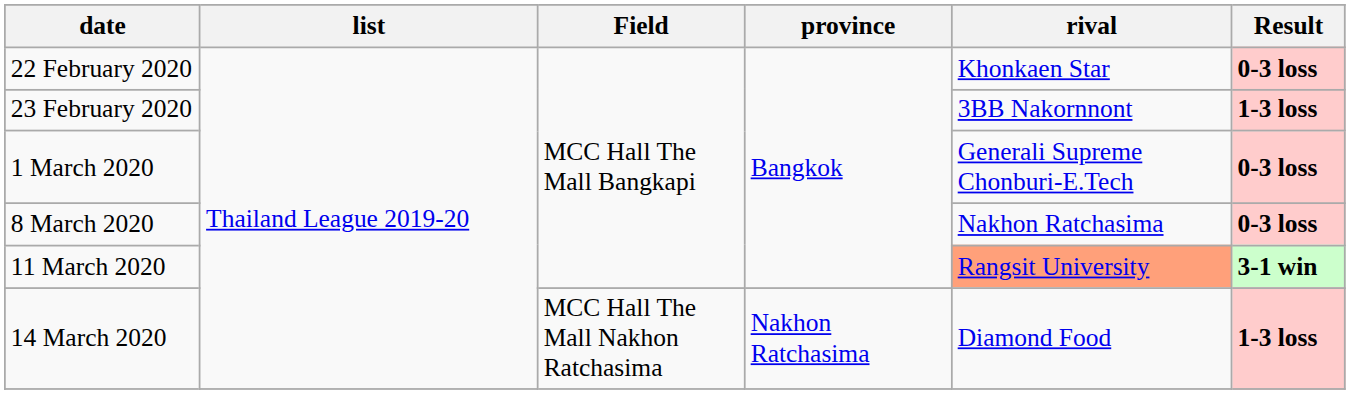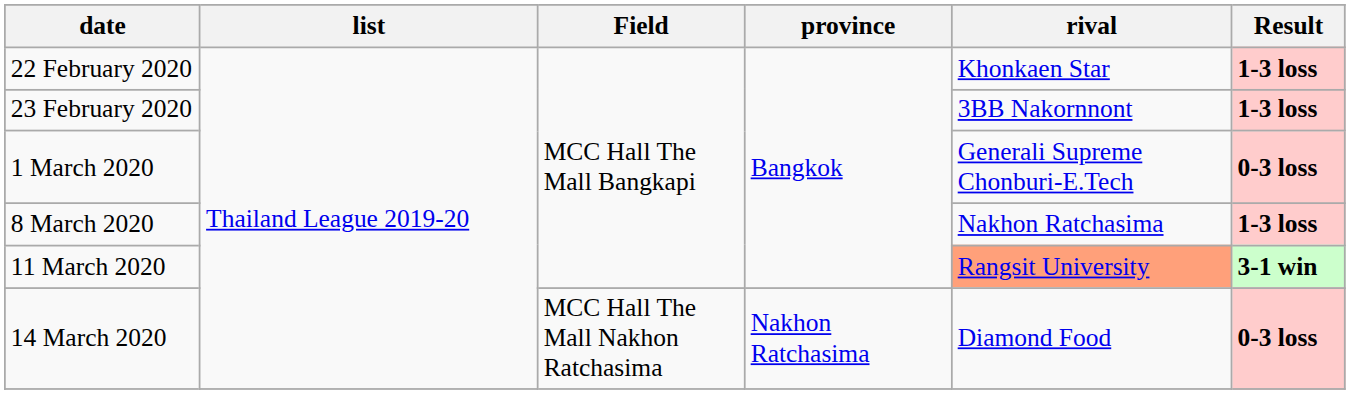(1277, 67) 0-3 loss -> (1277, 67) 1-3 loss
(1277, 224) 0-3 loss -> (1277, 224) 1-3 loss
(1277, 338) 1-3 loss -> (1277, 338) 0-3 loss
